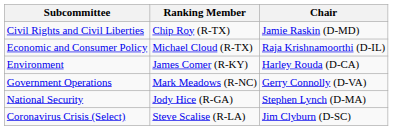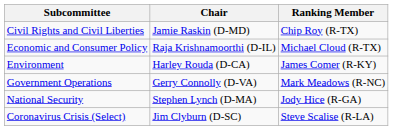columns swapped: (324, 13) <-> (205, 13)
